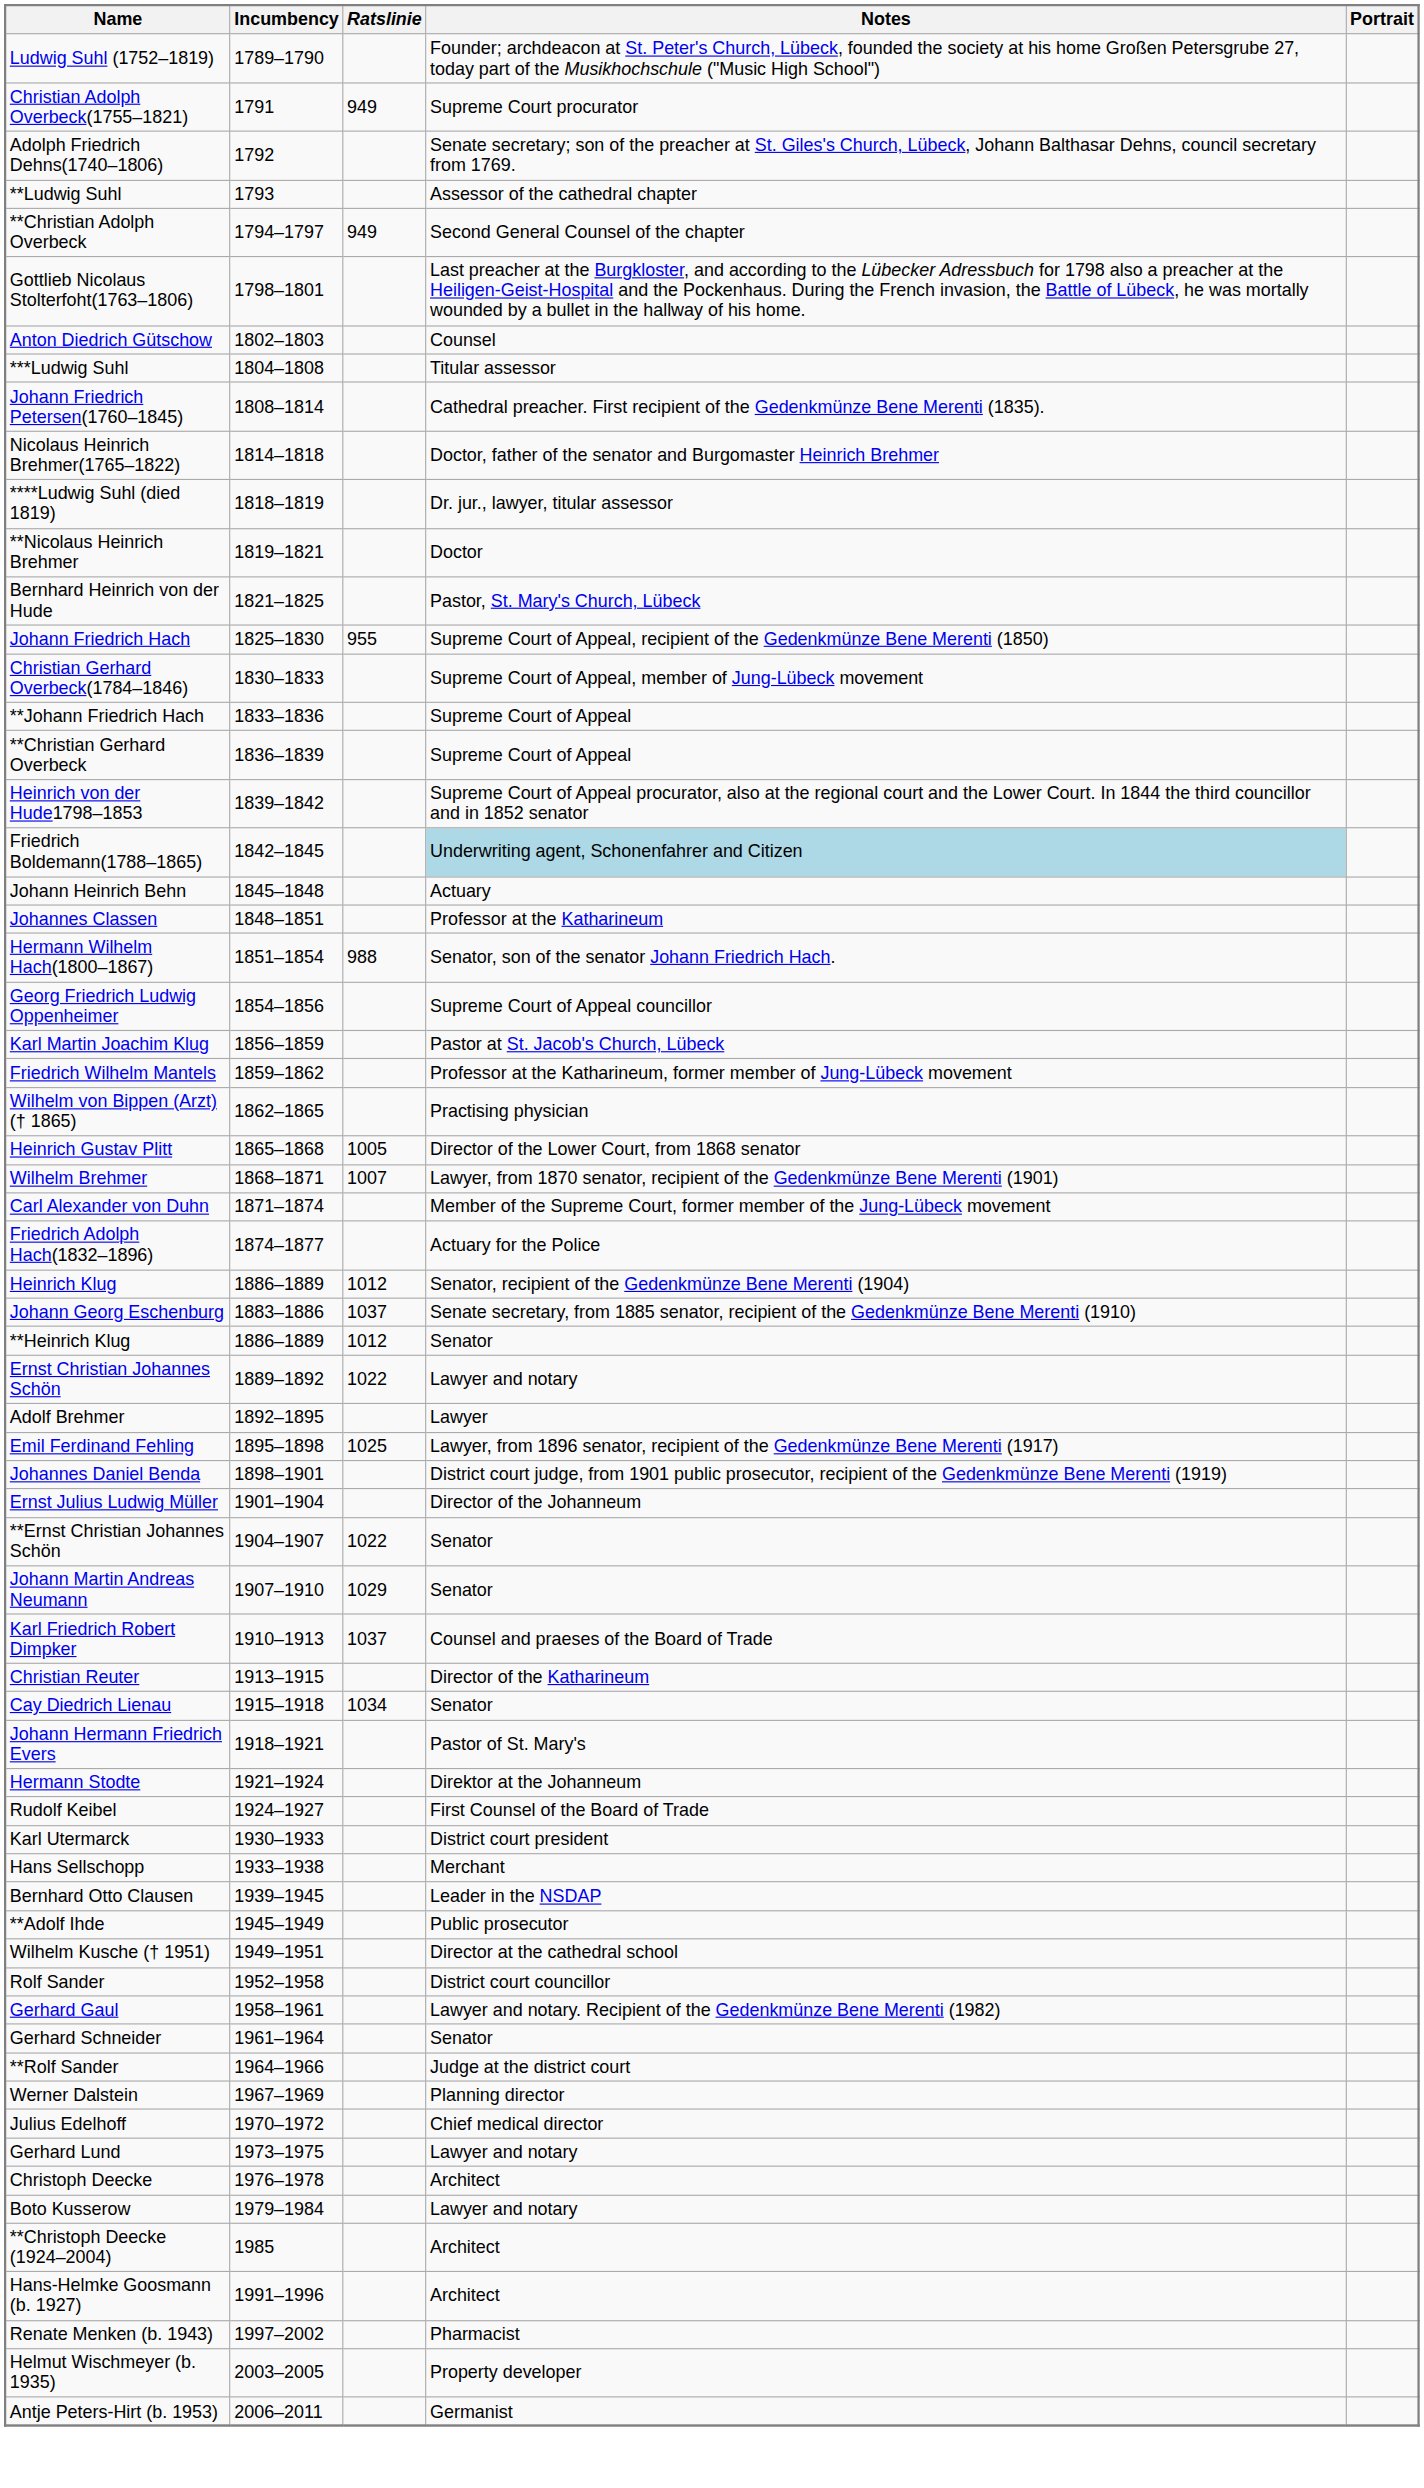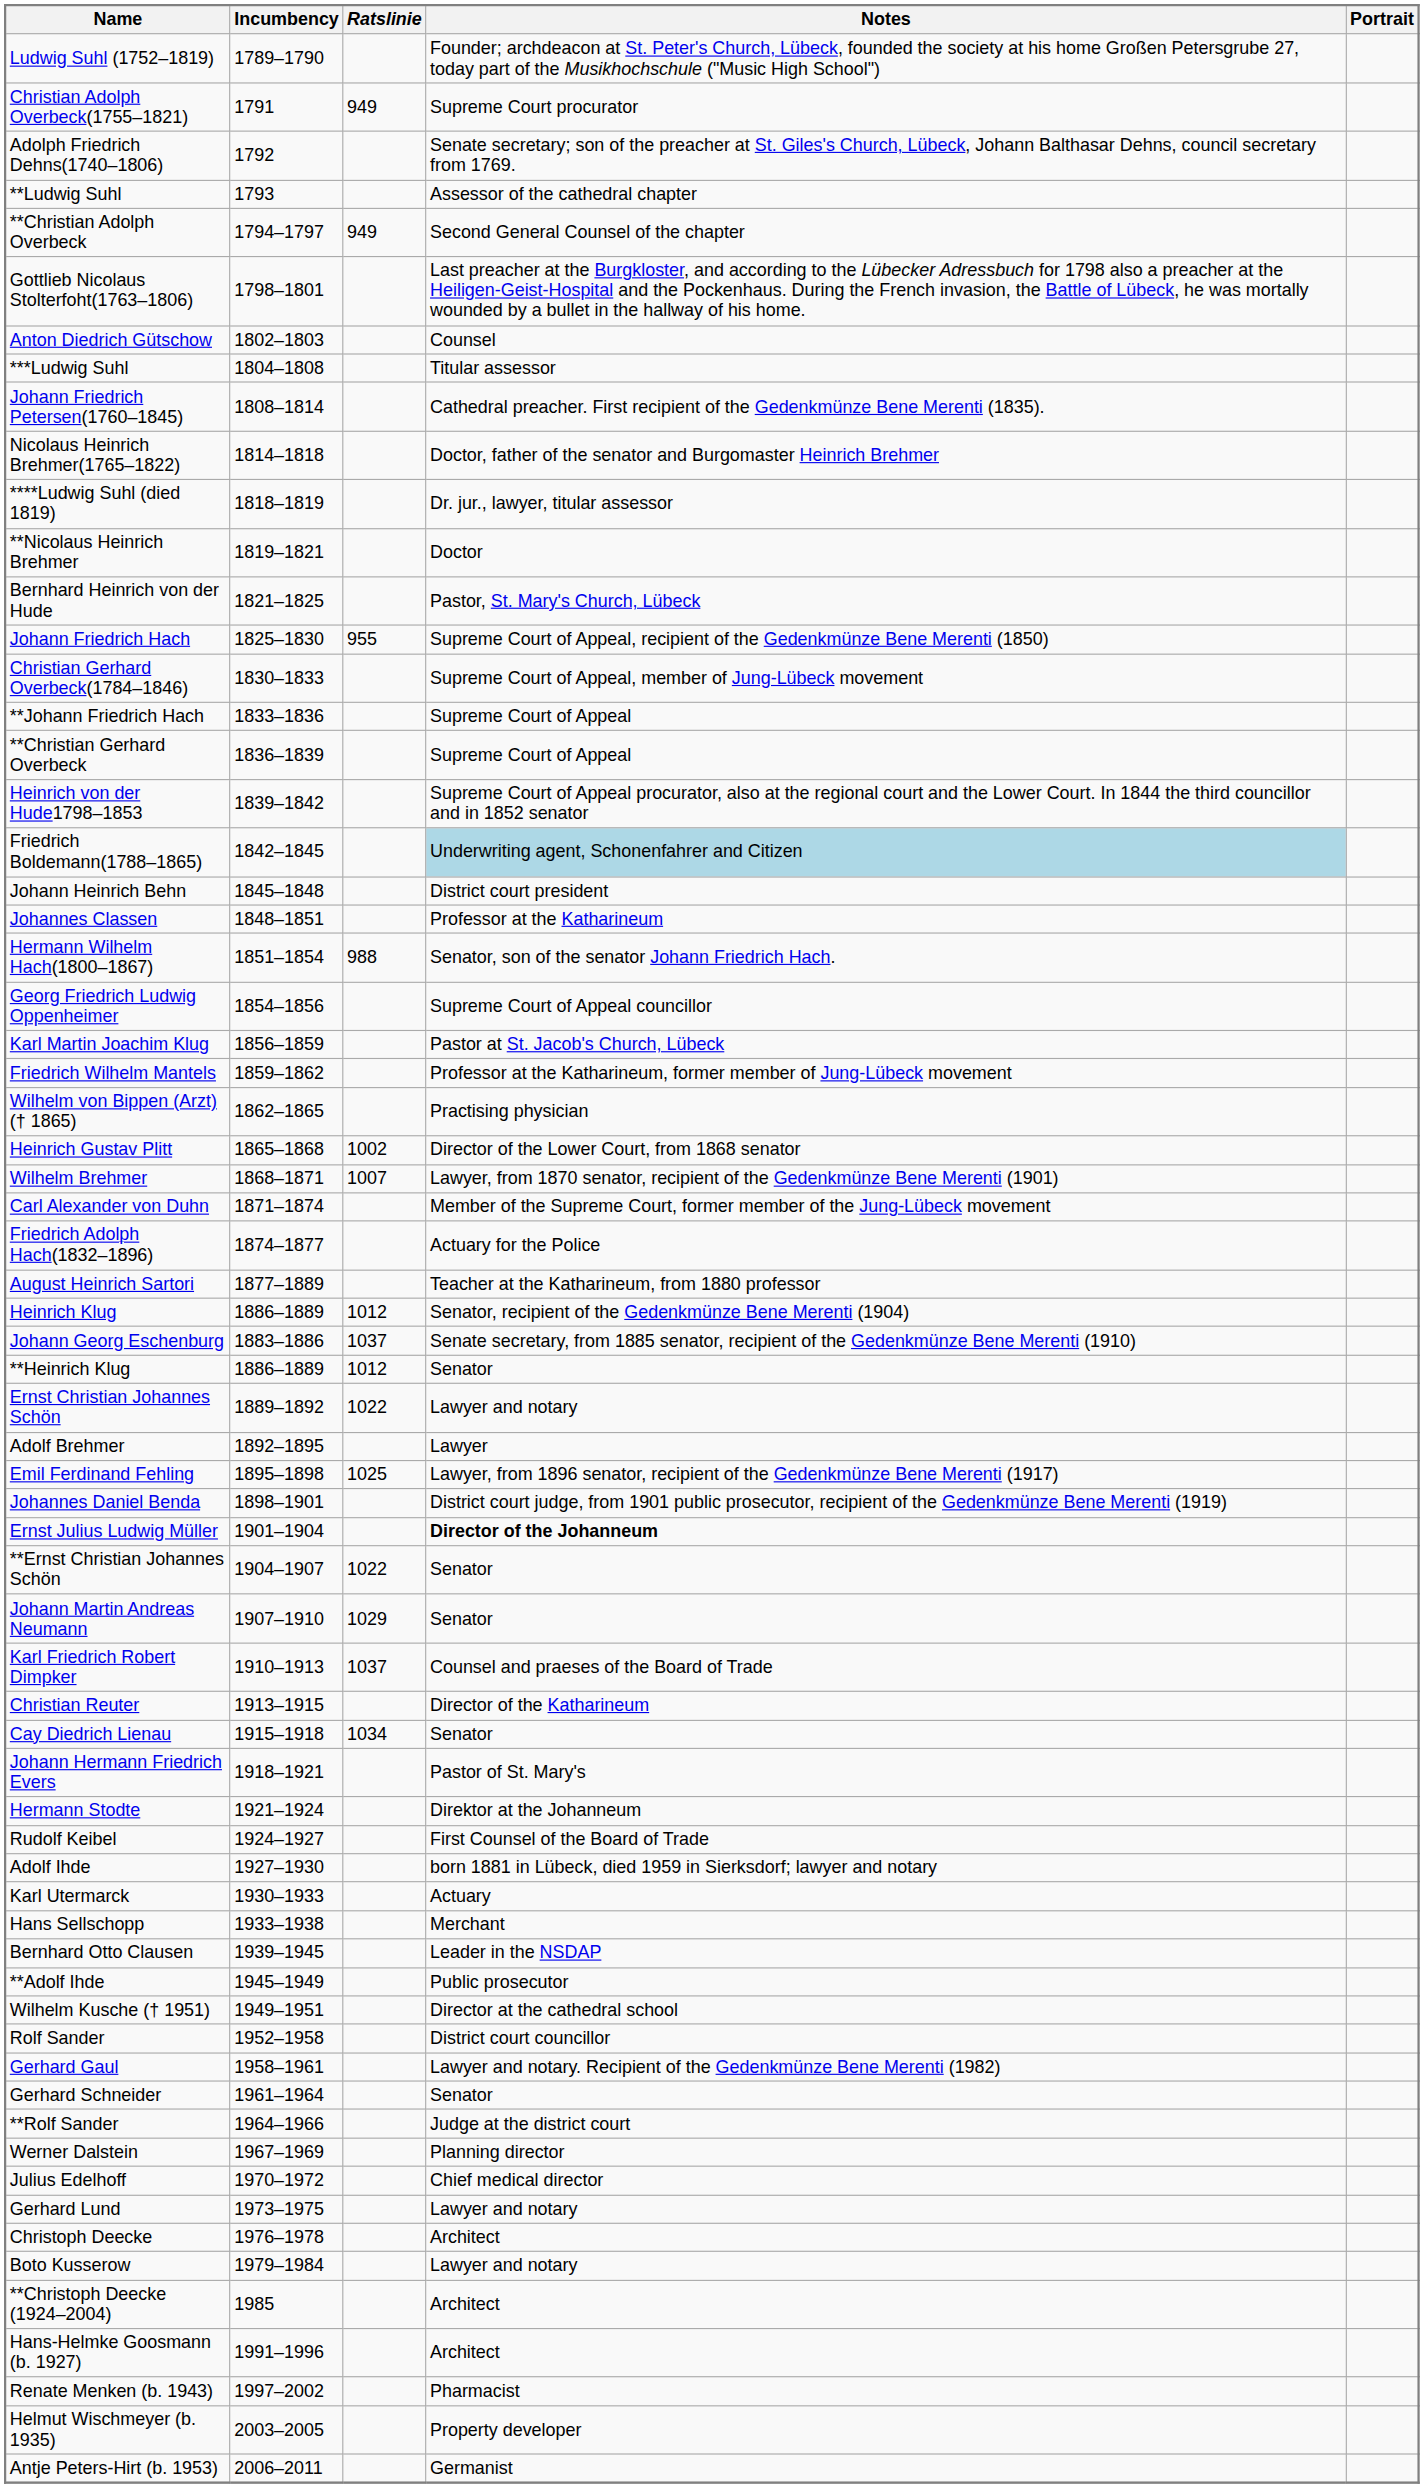(460, 890) Actuary -> (519, 890) District court president
(367, 1150) 1005 -> (367, 1150) 1002
+ row: (102, 1283)
(536, 1502) normal -> (544, 1531) bold
+ row: (50, 1867)
(519, 1839) District court president -> (460, 1896) Actuary
